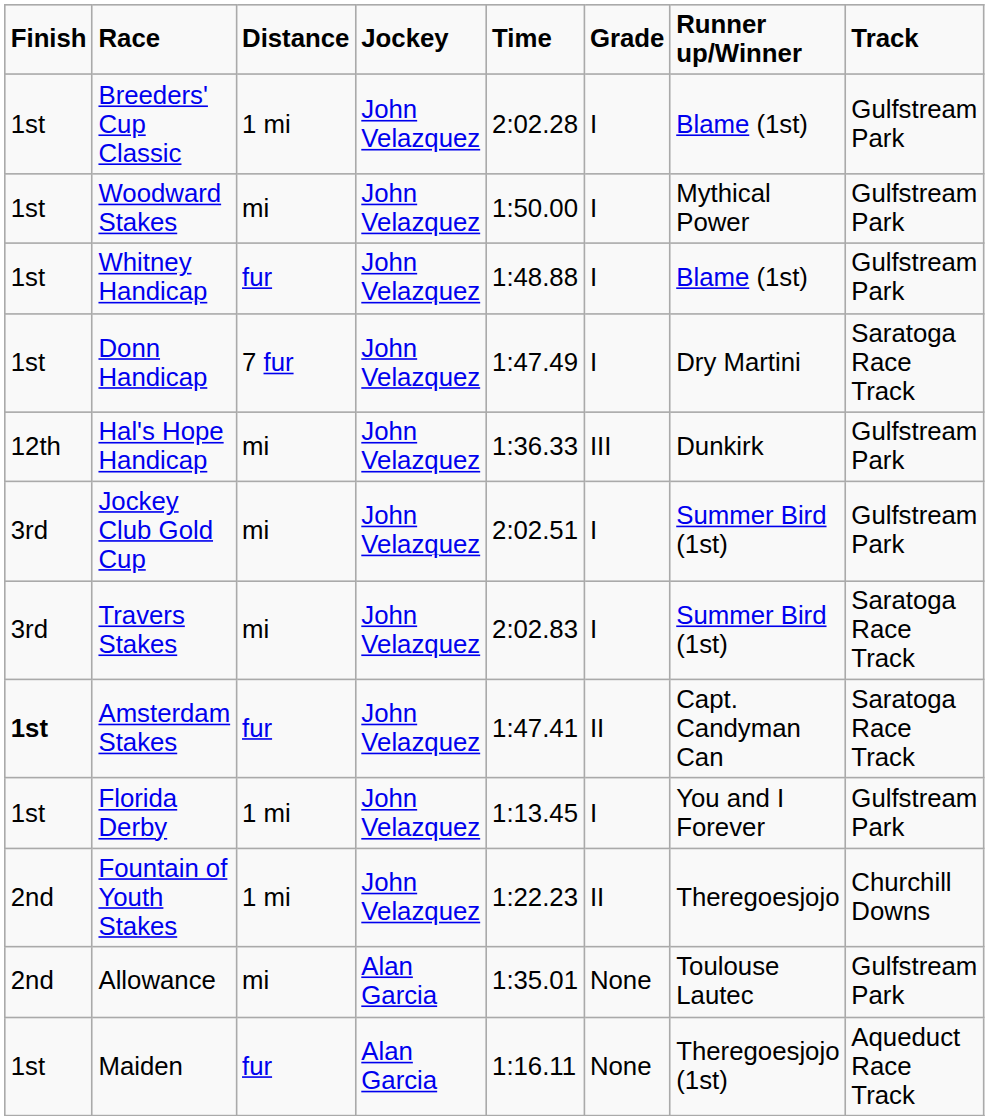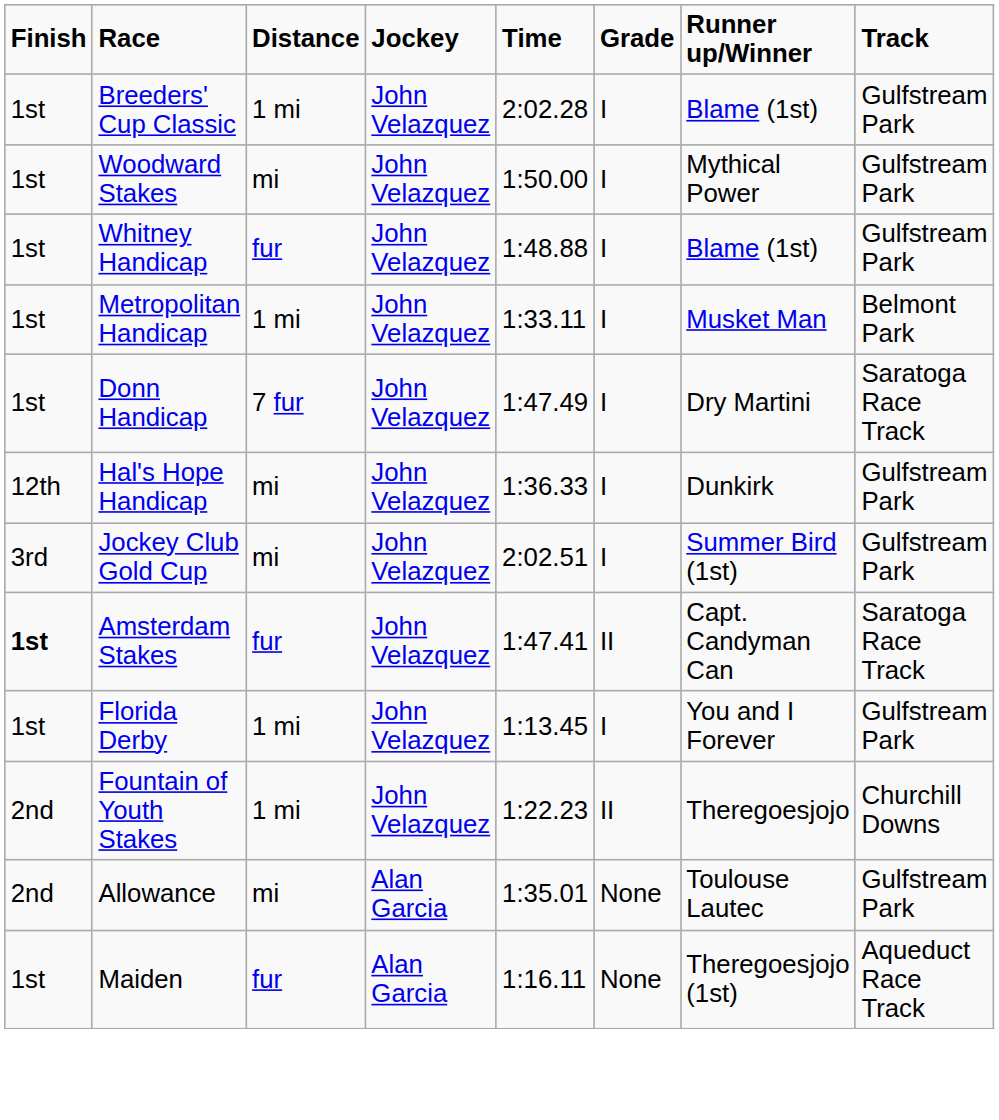+ row: (169, 318)
(601, 446) III -> (604, 487) I
- row: (142, 629)
